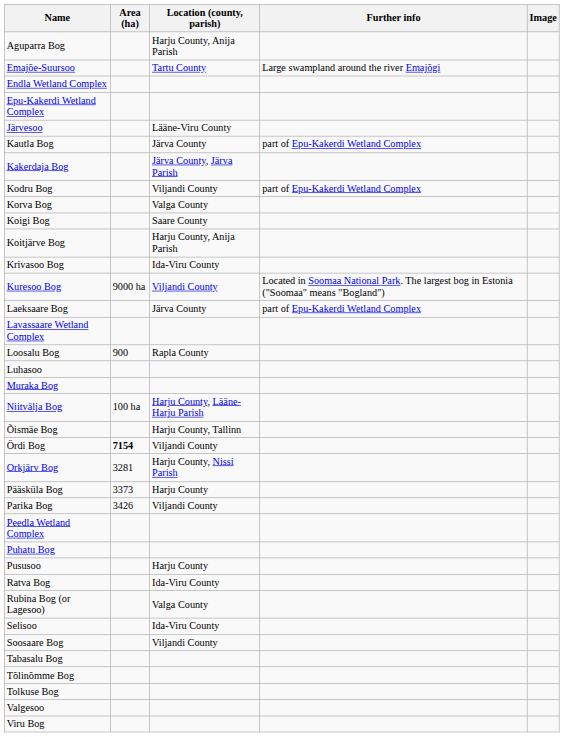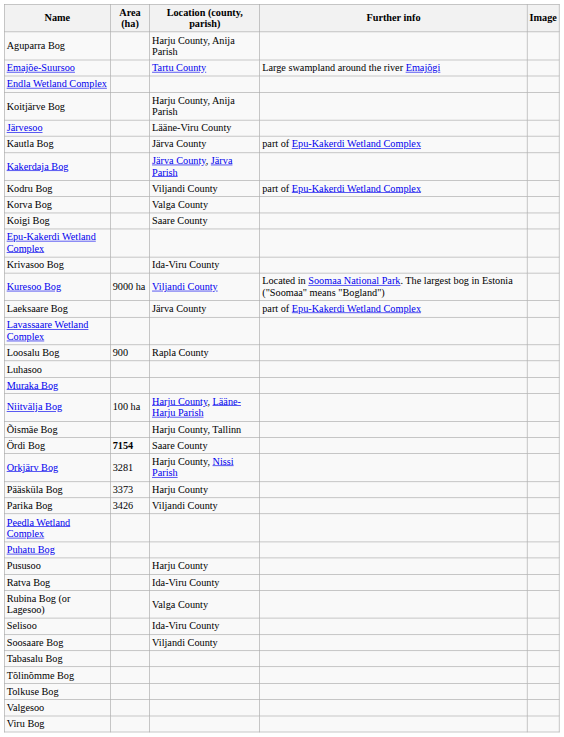rows swapped: (51, 106) <-> (36, 243)
(185, 445) Viljandi County -> (180, 445) Saare County
